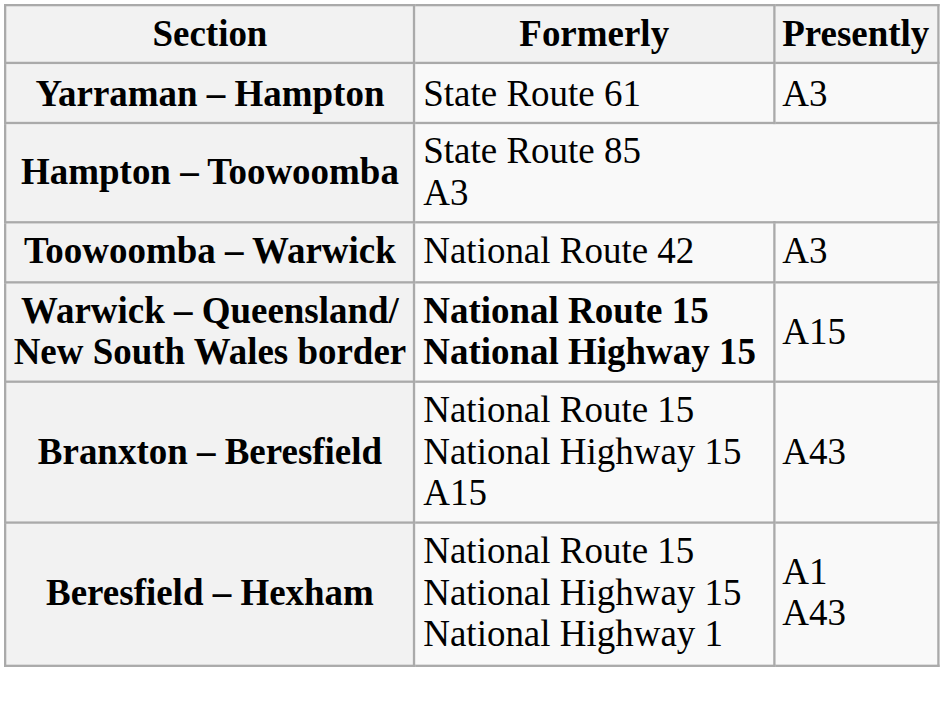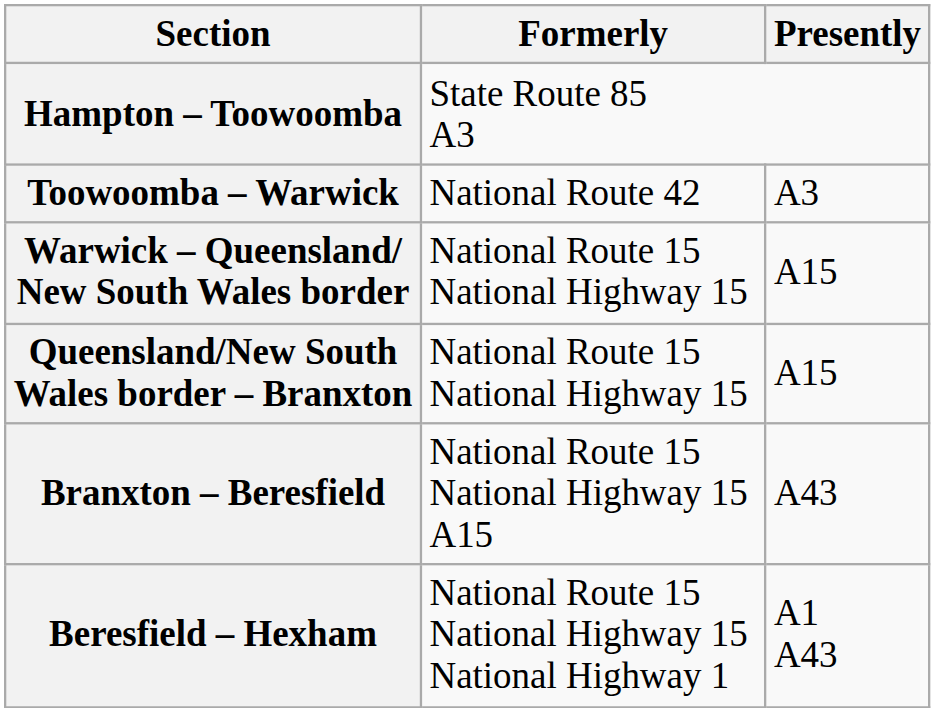- row: (210, 92)
(594, 330) bold -> (593, 272) normal
+ row: (213, 372)
